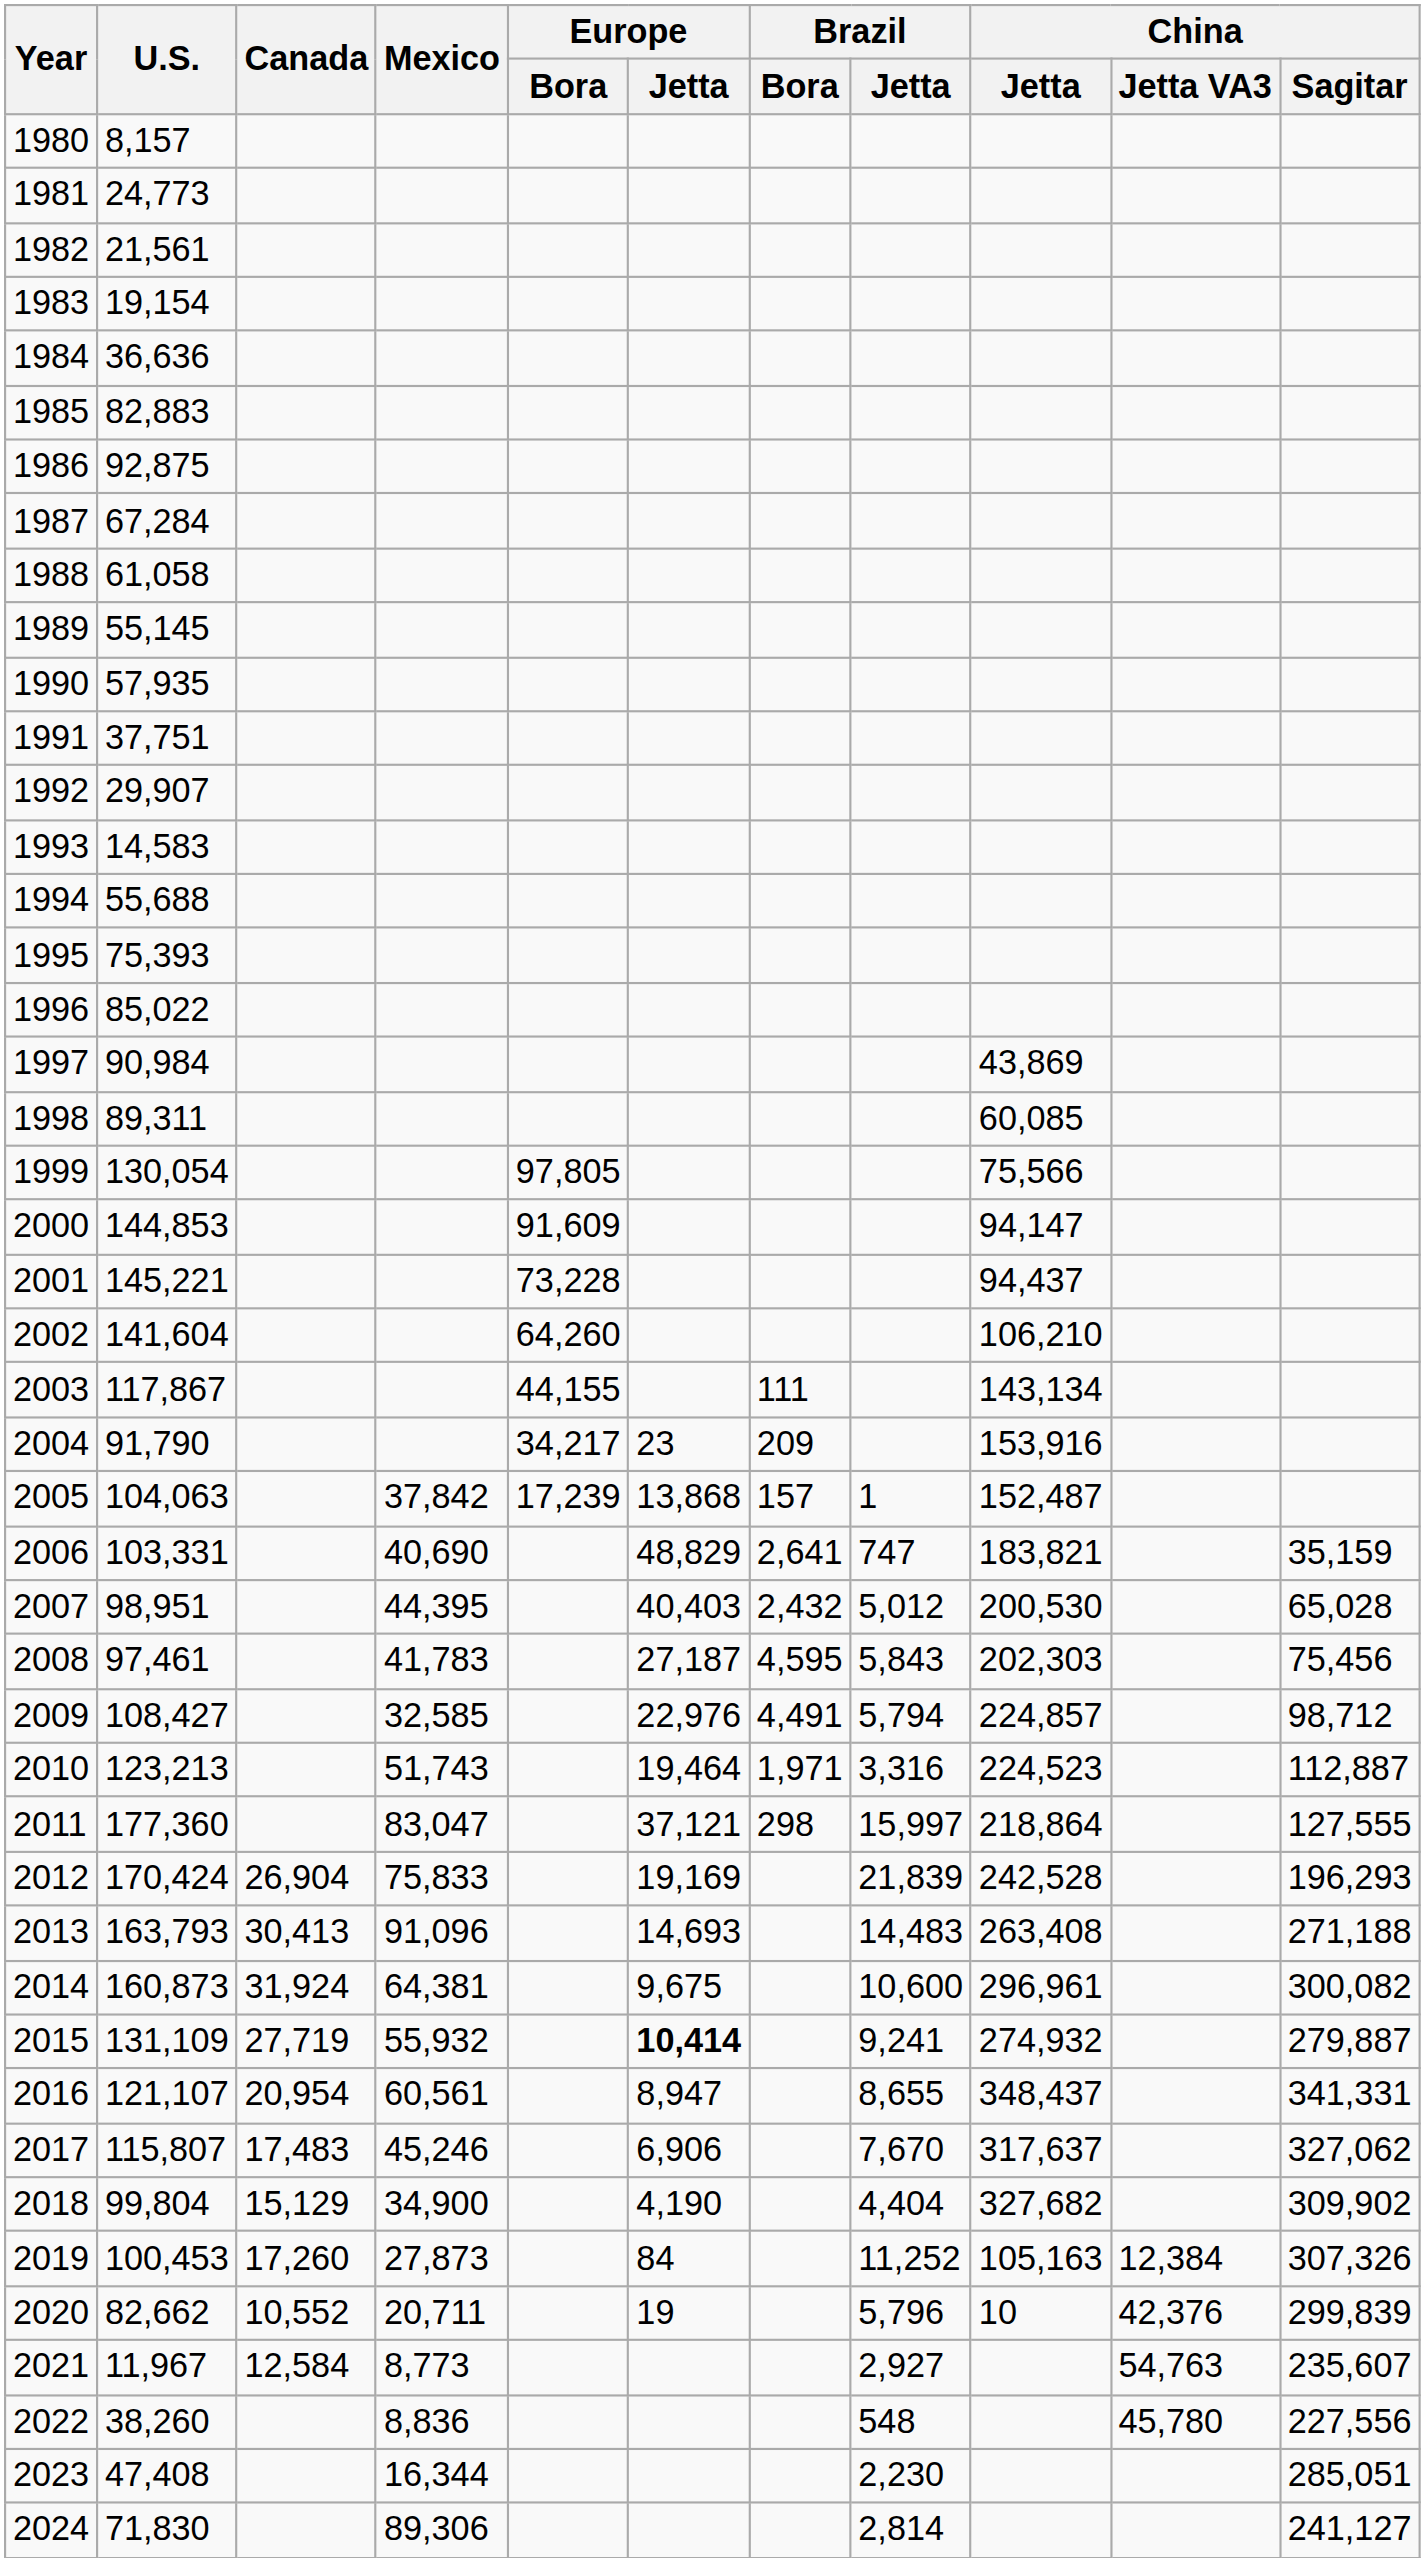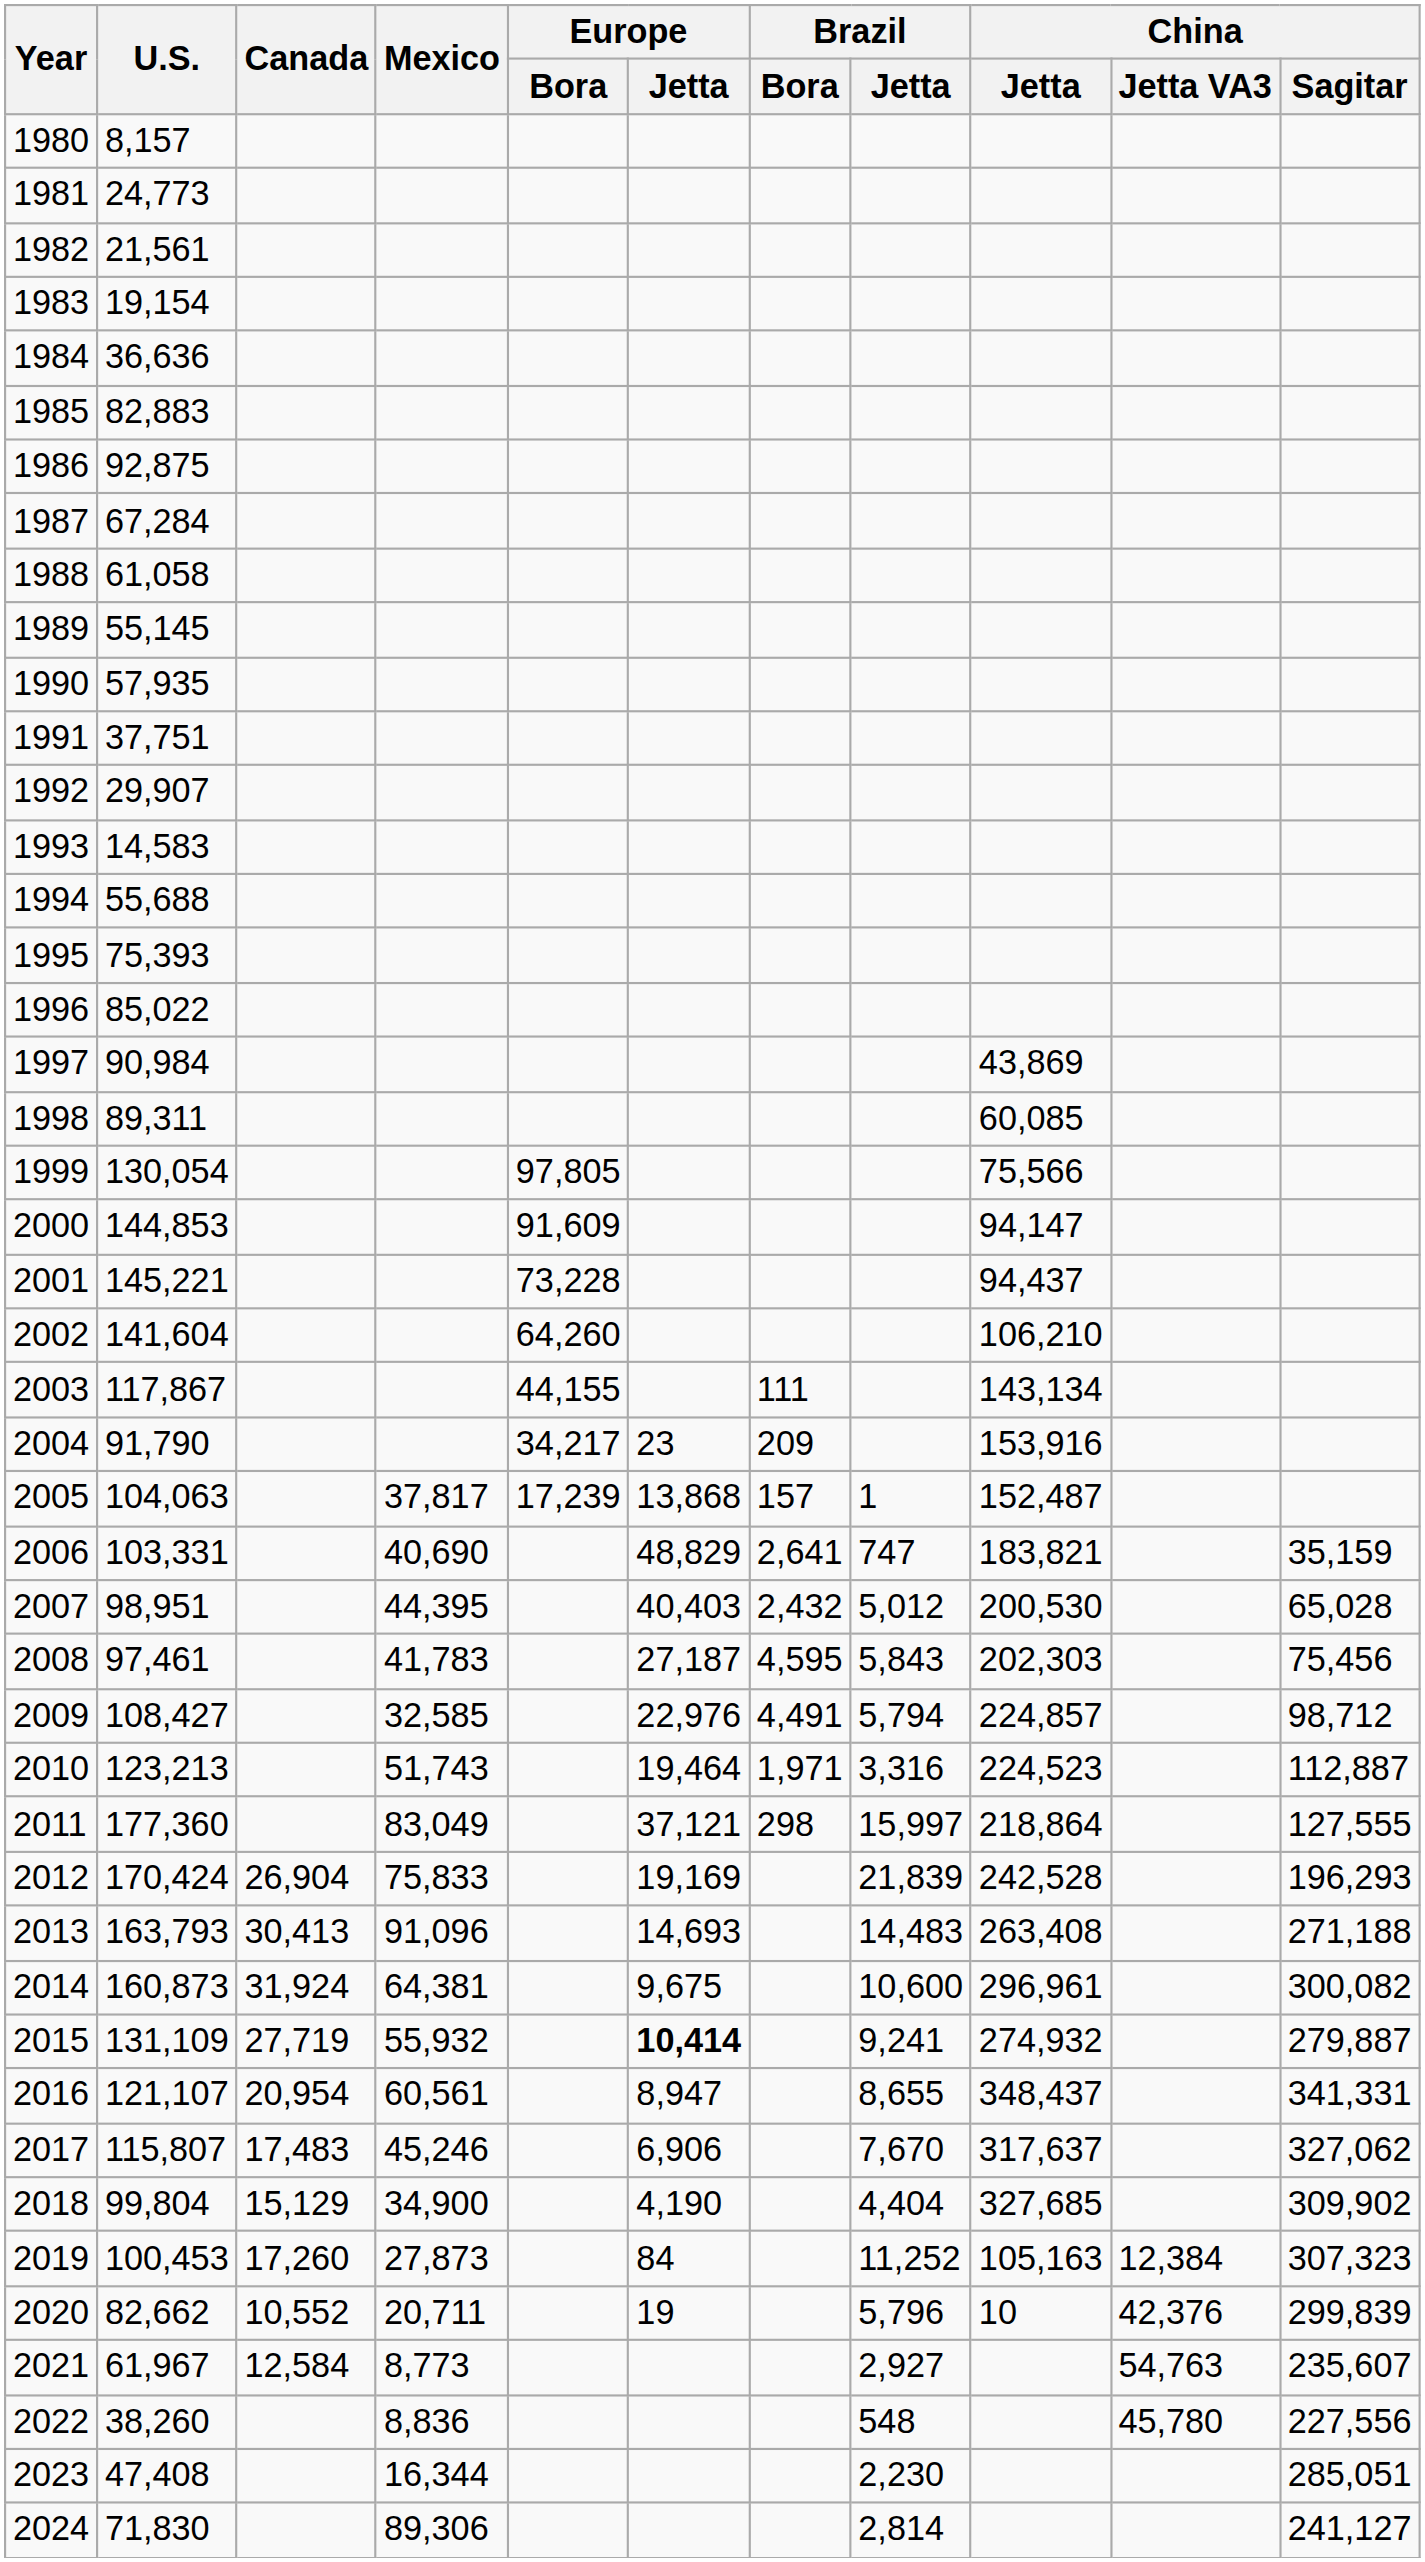(436, 1497) 37,842 -> (436, 1497) 37,817
(436, 1823) 83,047 -> (436, 1823) 83,049
(1041, 2203) 327,682 -> (1041, 2203) 327,685
(1350, 2258) 307,326 -> (1350, 2258) 307,323
(156, 2366) 11,967 -> (157, 2366) 61,967
